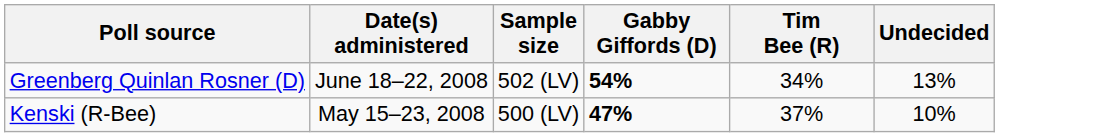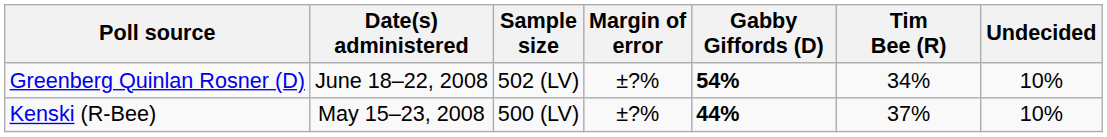+ column: (638, 33)
(934, 80) 13% -> (1041, 80) 10%
(611, 114) 47% -> (718, 114) 44%
